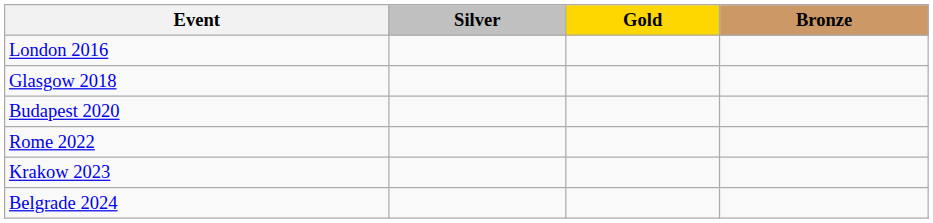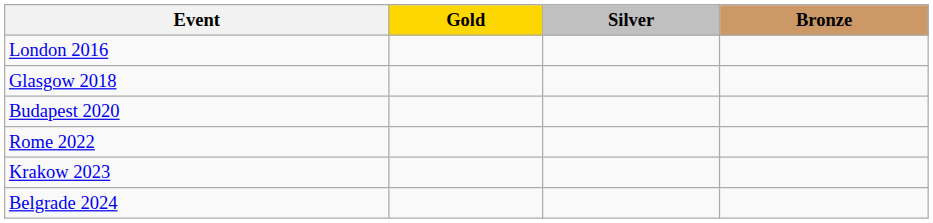columns swapped: (643, 19) <-> (477, 19)
